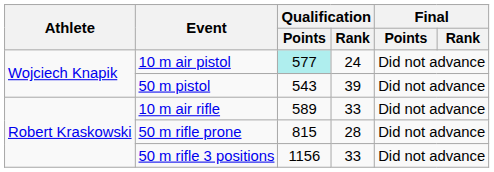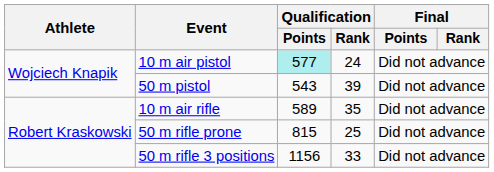(353, 109) 33 -> (353, 109) 35
(353, 132) 28 -> (353, 132) 25
